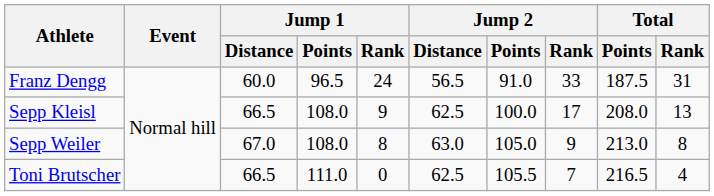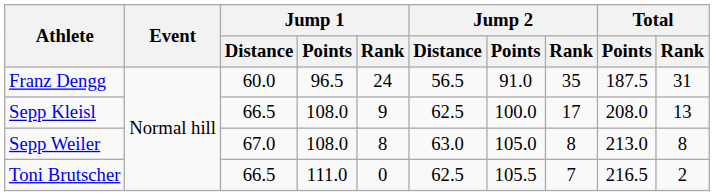(571, 82) 33 -> (571, 82) 35
(571, 143) 9 -> (571, 143) 8
(682, 174) 4 -> (682, 174) 2
